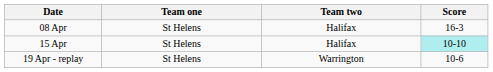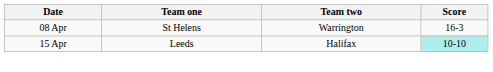(341, 28) Halifax -> (341, 28) Warrington
(182, 43) St Helens -> (182, 43) Leeds
- row: (53, 59)
